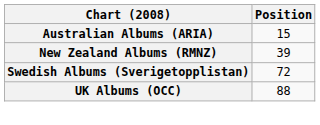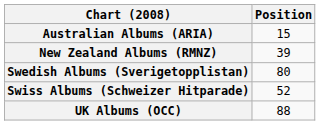(284, 72) 72 -> (284, 72) 80
+ row: (128, 91)
